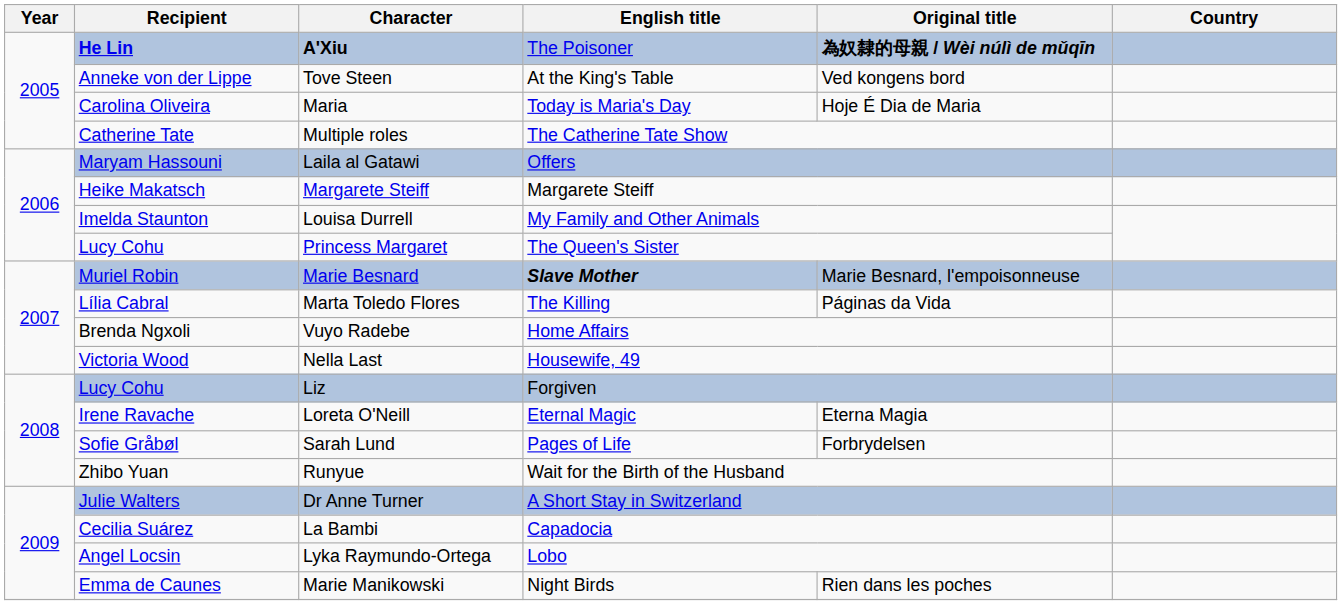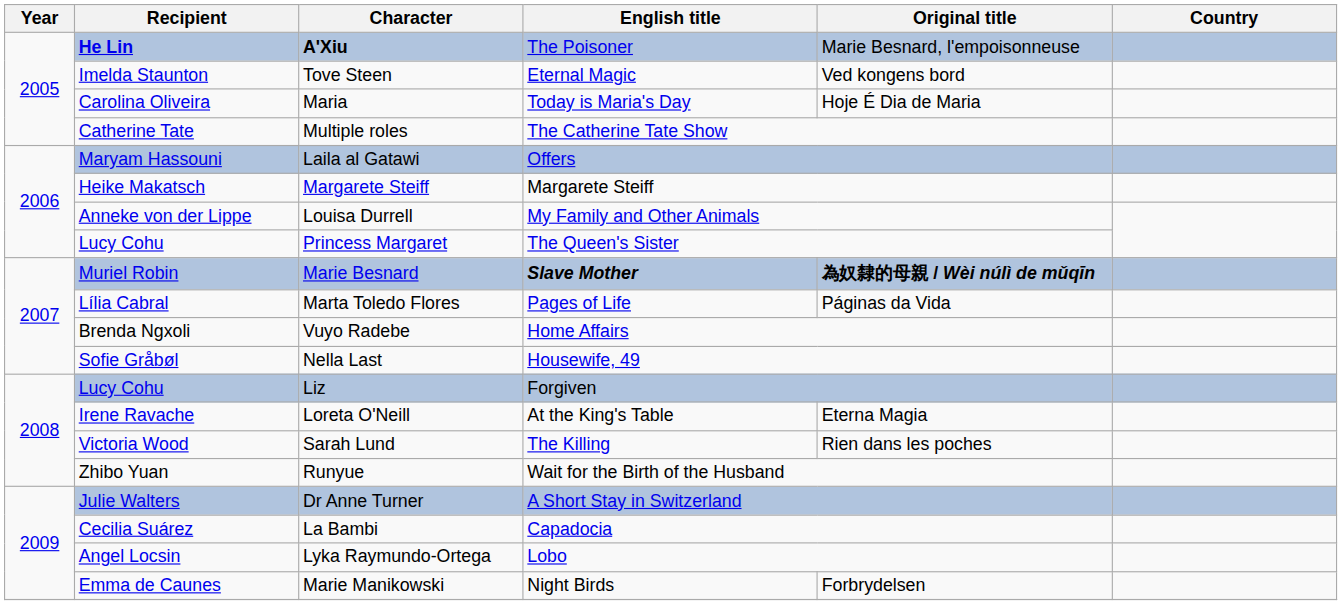(958, 47) 為奴隸的母親 / Wèi núlì de mǔqīn -> (951, 46) Marie Besnard, l'empoisonneuse
(165, 78) Anneke von der Lippe -> (143, 74) Imelda Staunton
(600, 78) At the King's Table -> (582, 74) Eternal Magic
(143, 219) Imelda Staunton -> (165, 215) Anneke von der Lippe
(951, 275) Marie Besnard, l'empoisonneuse -> (958, 273) 為奴隸的母親 / Wèi núlì de mǔqīn
(569, 303) The Killing -> (579, 303) Pages of Life
(134, 359) Victoria Wood -> (129, 359) Sofie Gråbøl
(582, 416) Eternal Magic -> (600, 416) At the King's Table
(129, 444) Sofie Gråbøl -> (134, 444) Victoria Wood
(579, 444) Pages of Life -> (569, 444) The Killing
(874, 444) Forbrydelsen -> (907, 444) Rien dans les poches
(907, 585) Rien dans les poches -> (874, 585) Forbrydelsen
